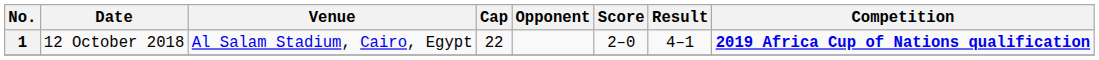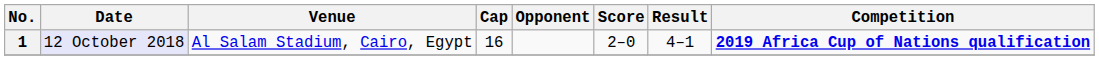(114, 43) no background -> (114, 43) lavender background
(494, 43) 22 -> (494, 43) 16
